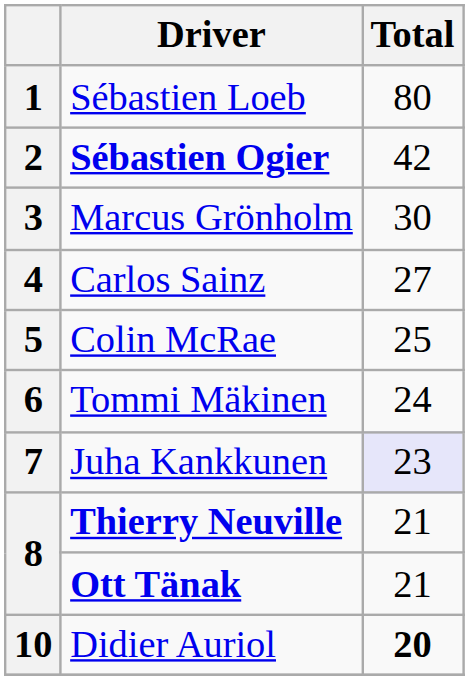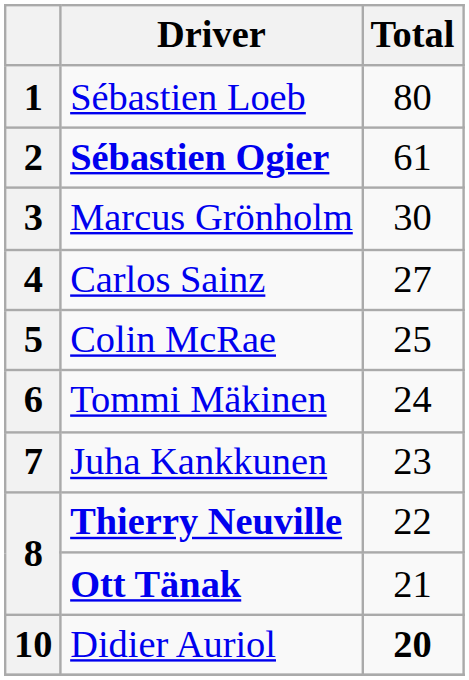(412, 156) 42 -> (412, 156) 61
(412, 461) lavender background -> (412, 461) no background
(412, 522) 21 -> (412, 522) 22
